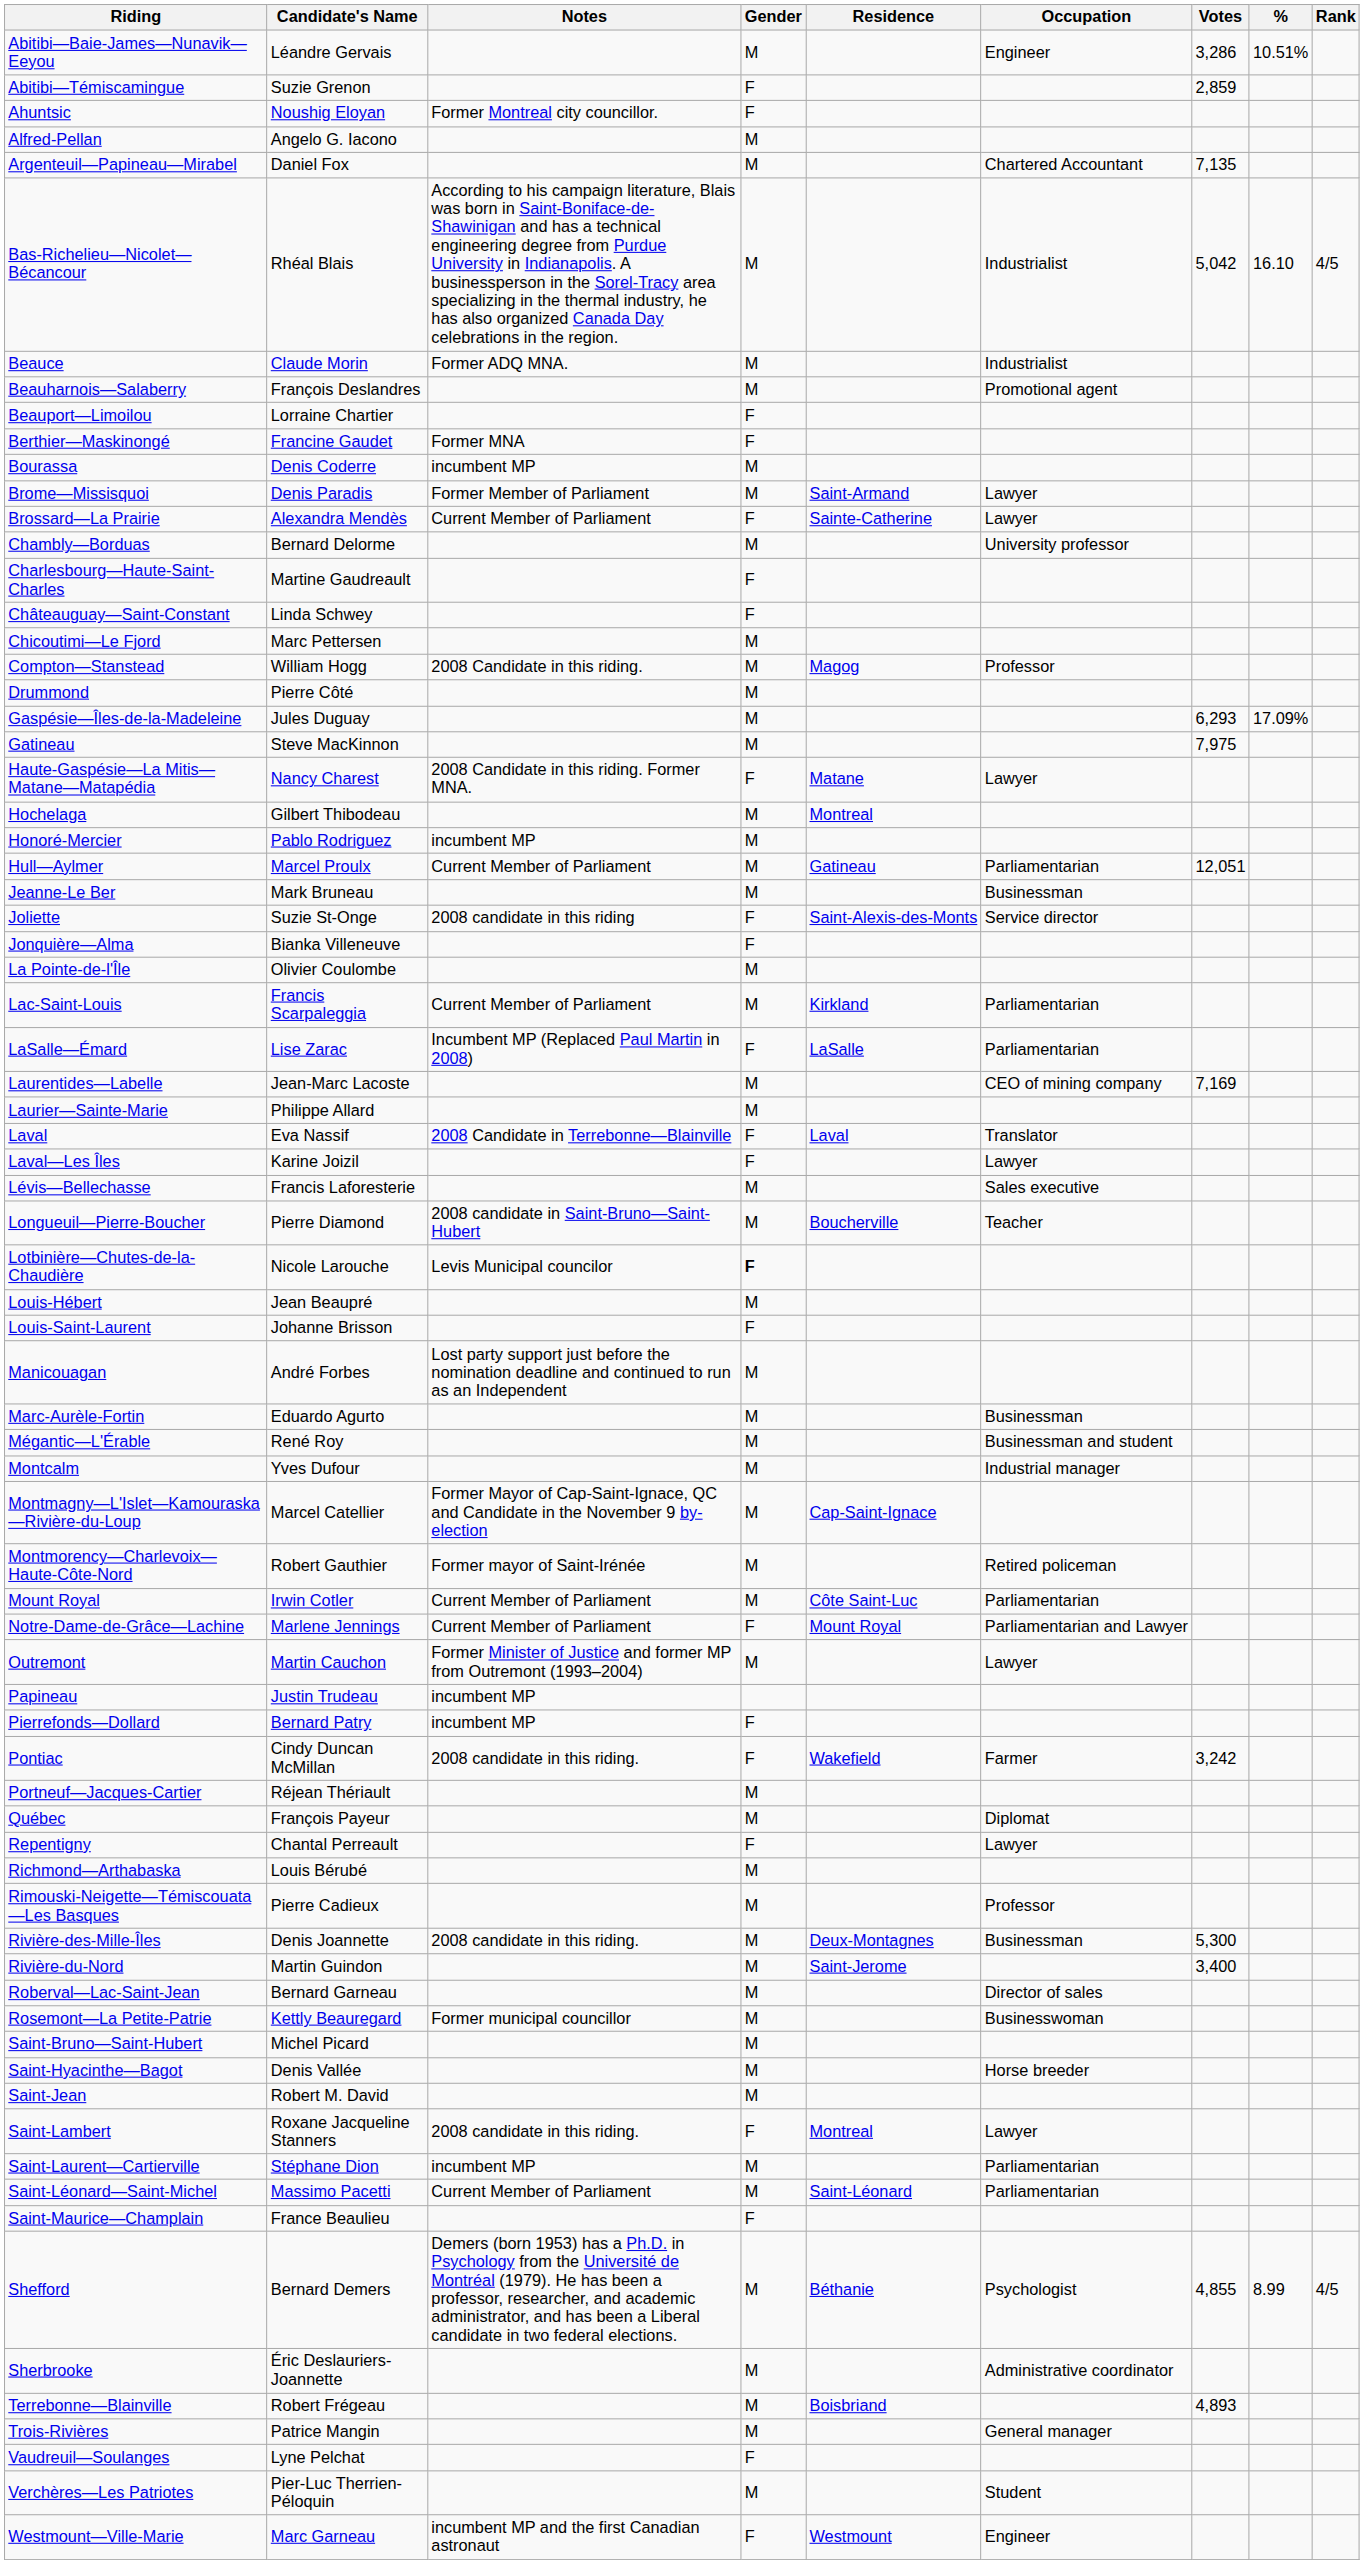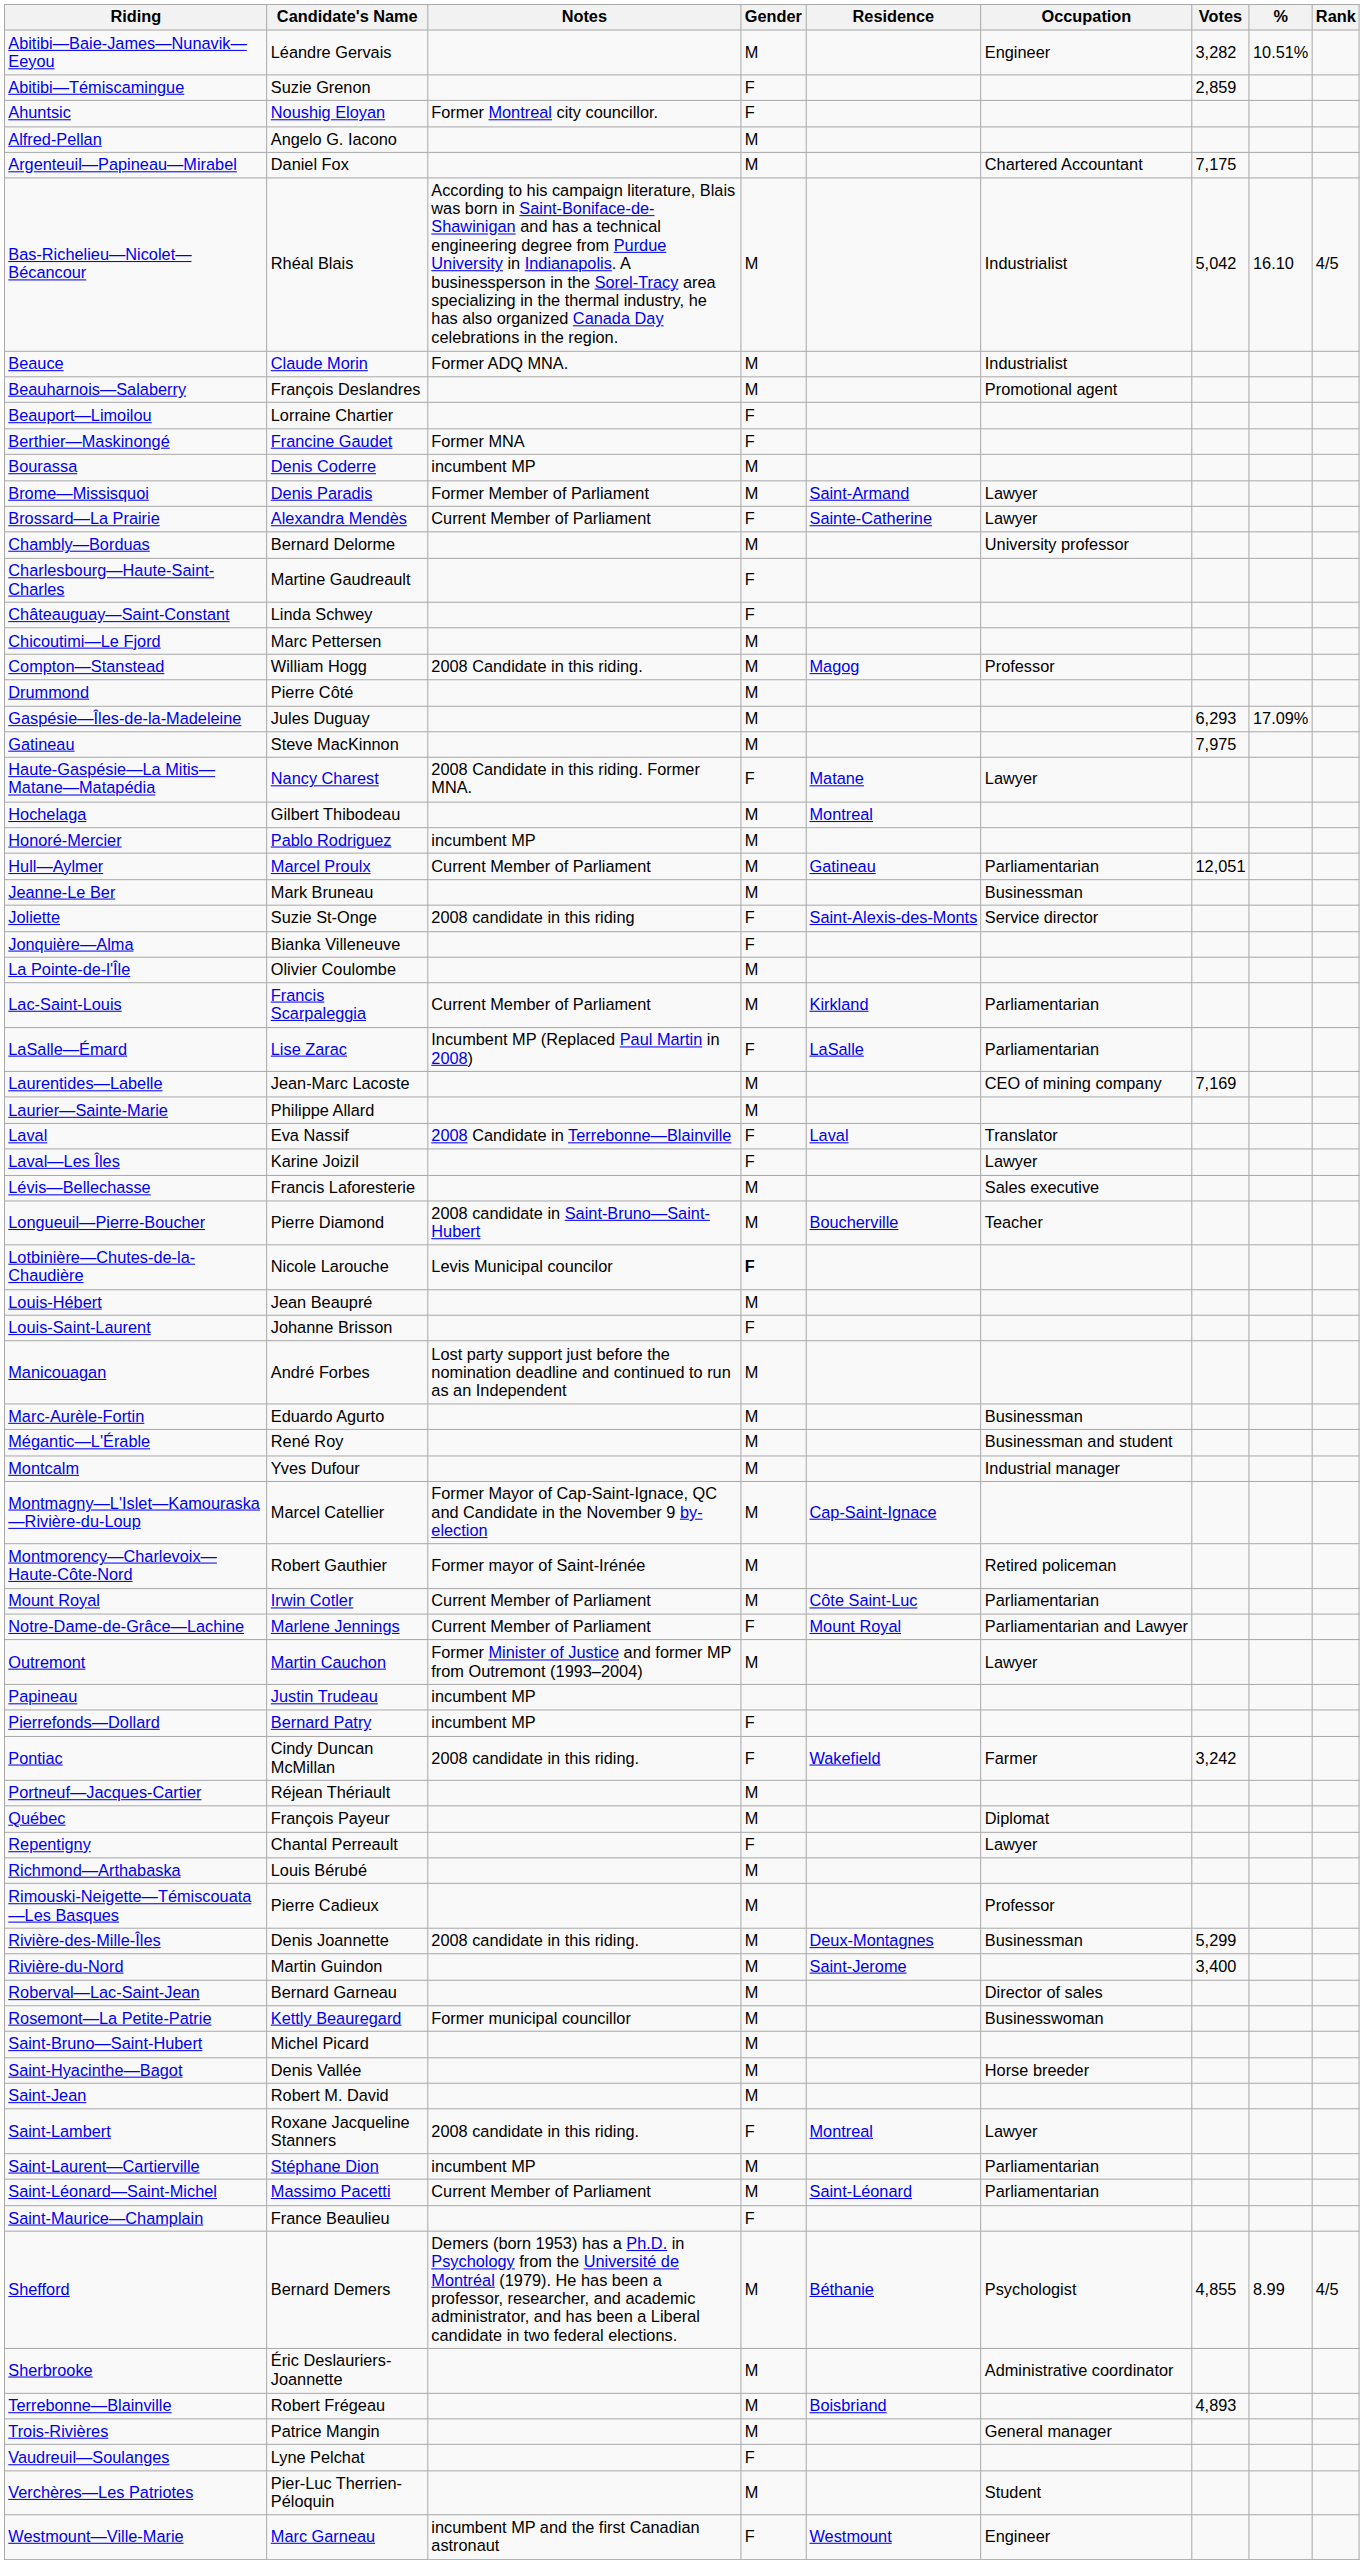(1216, 52) 3,286 -> (1216, 52) 3,282
(1216, 165) 7,135 -> (1216, 165) 7,175
(1216, 1940) 5,300 -> (1216, 1940) 5,299
